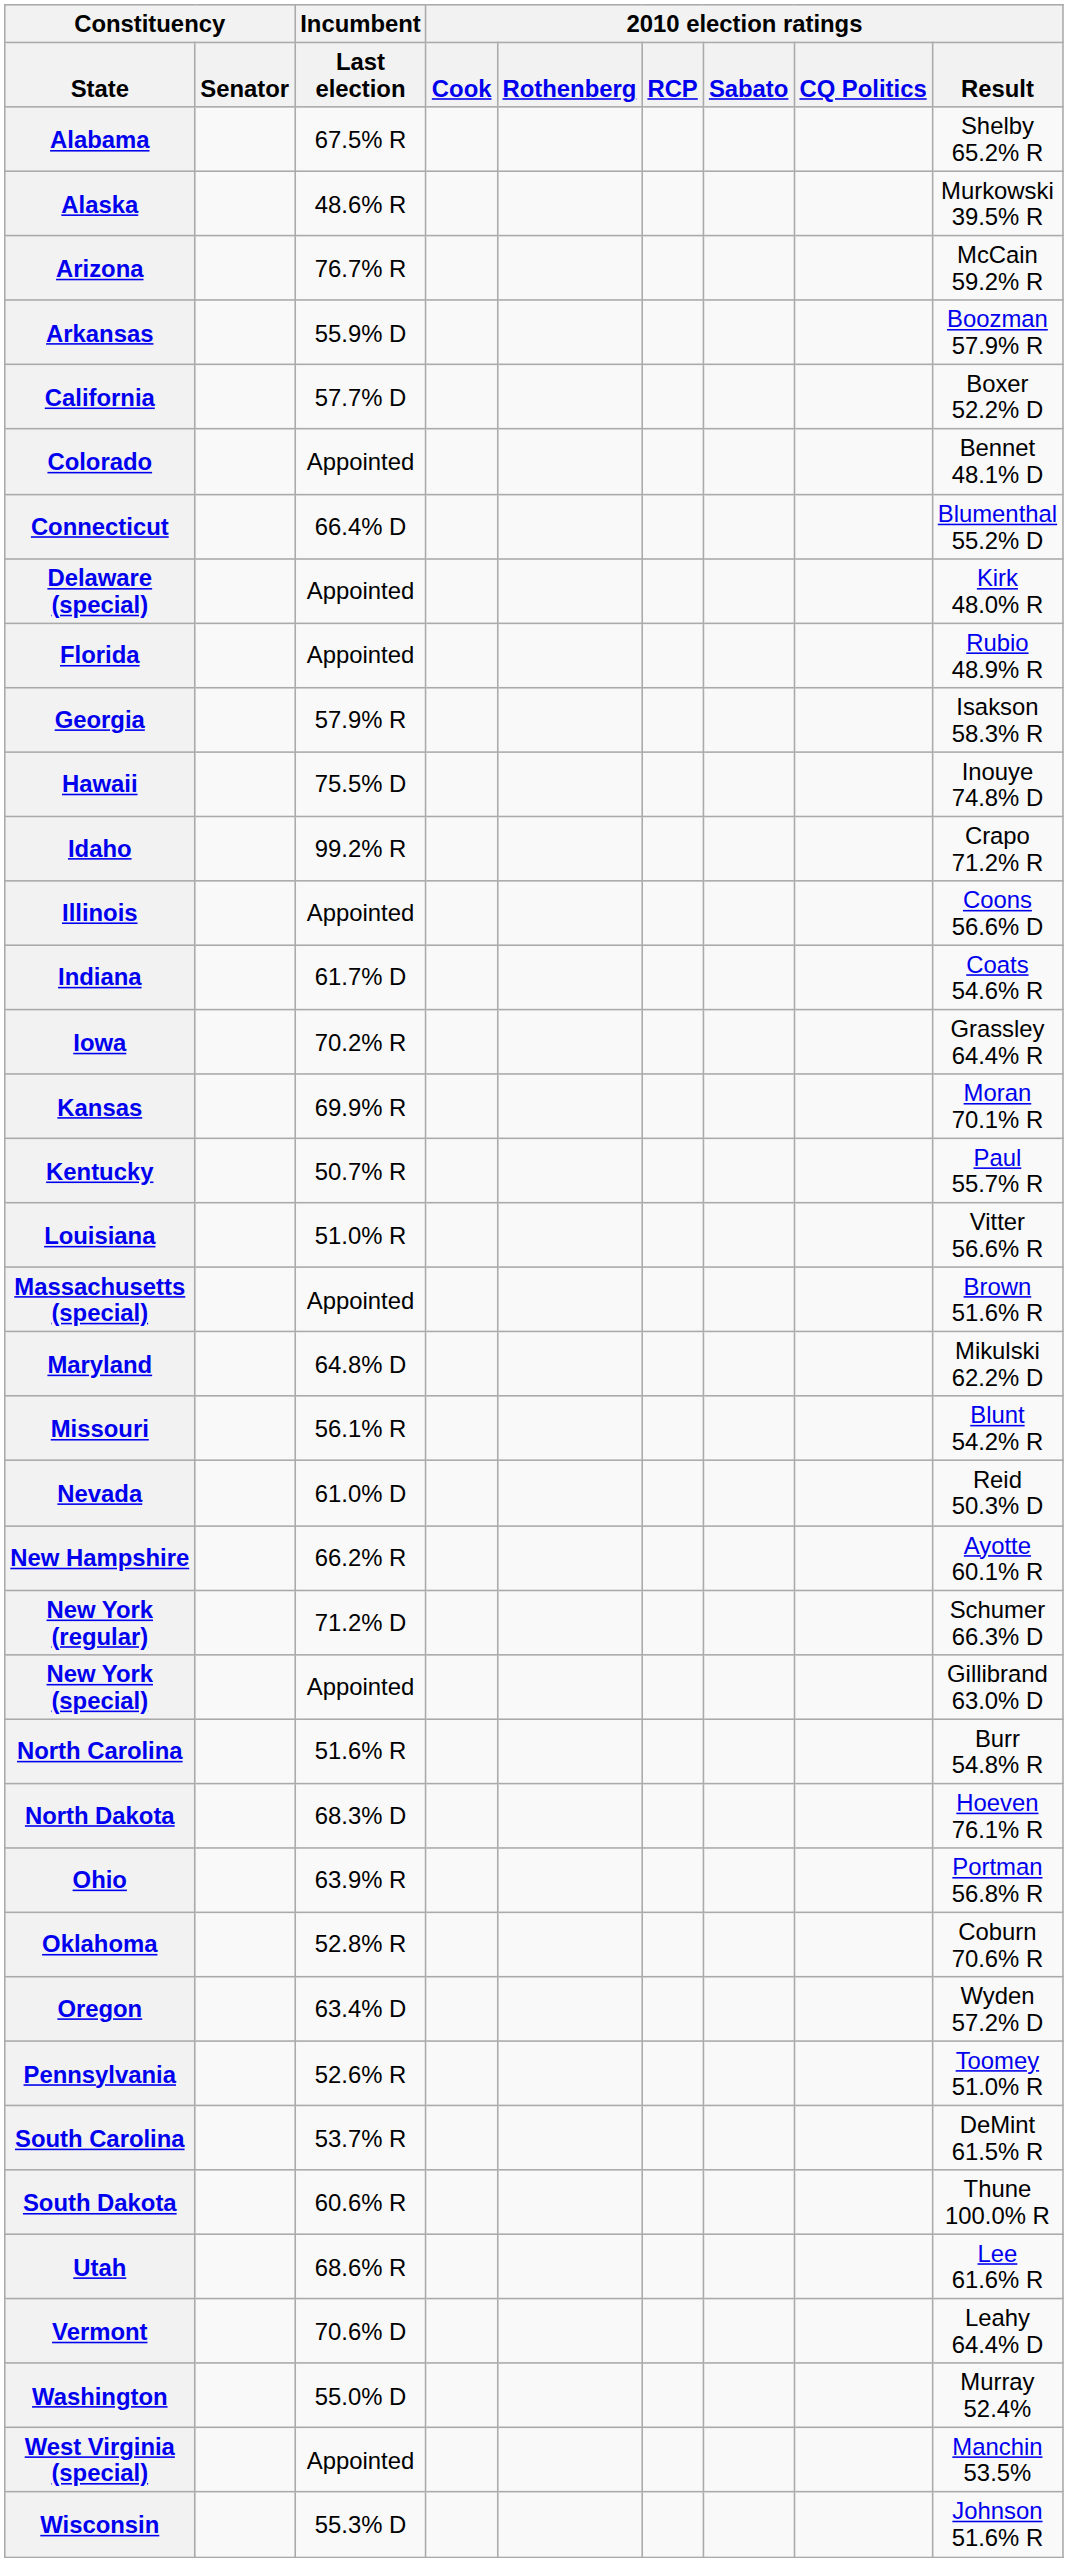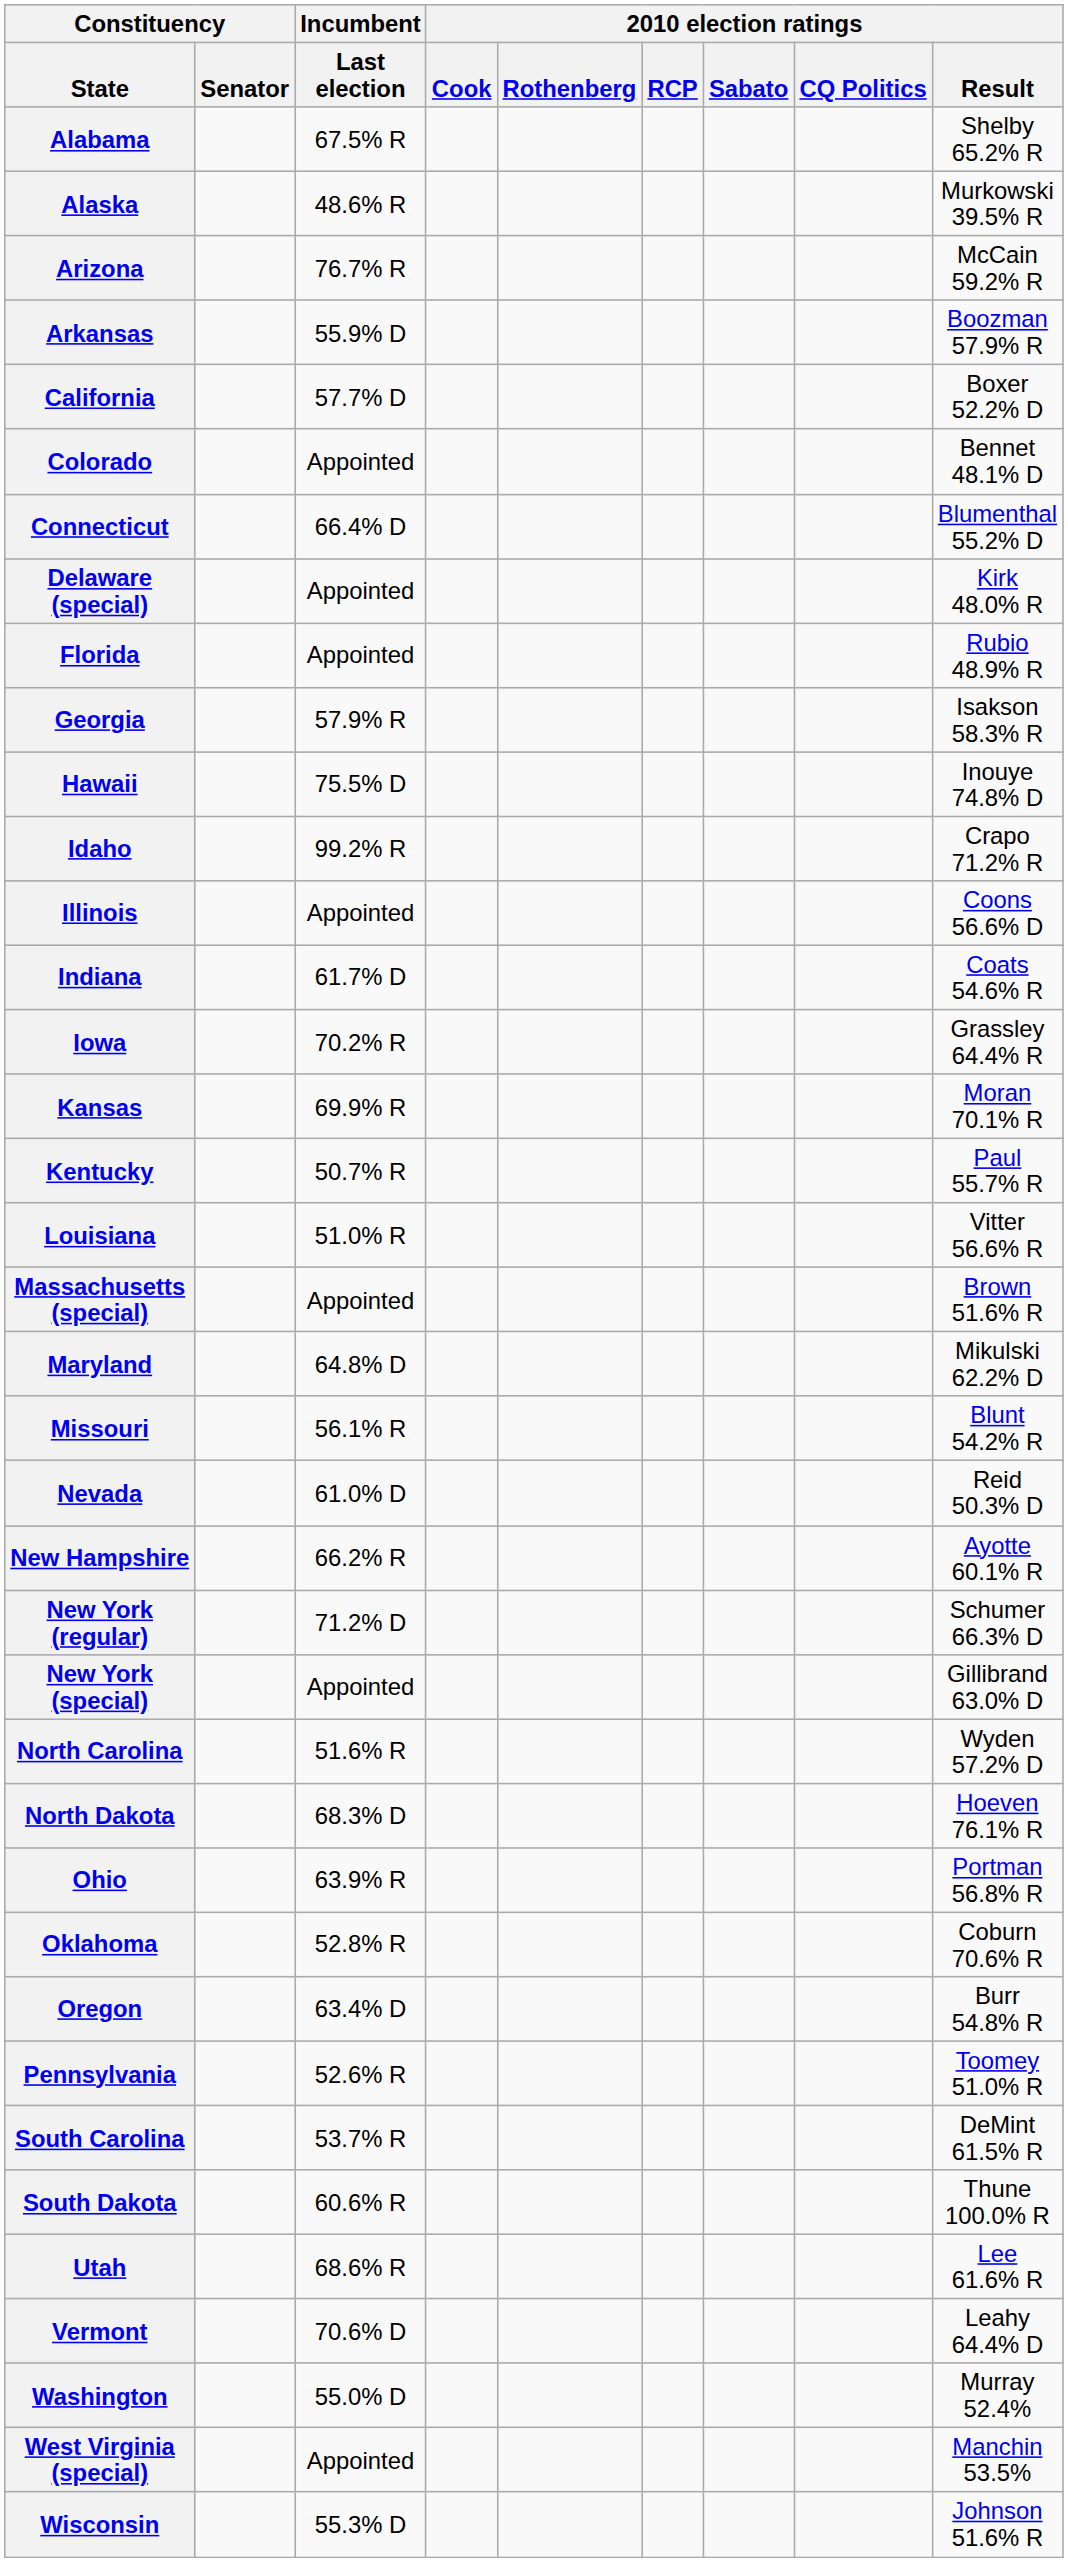(997, 1751) Burr 54.8% R -> (997, 1751) Wyden 57.2% D
(997, 2009) Wyden 57.2% D -> (997, 2009) Burr 54.8% R
